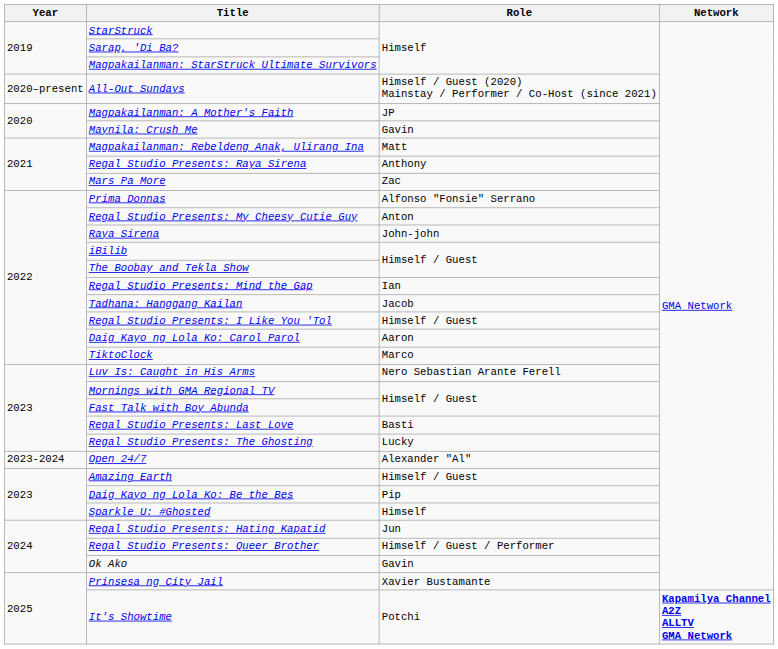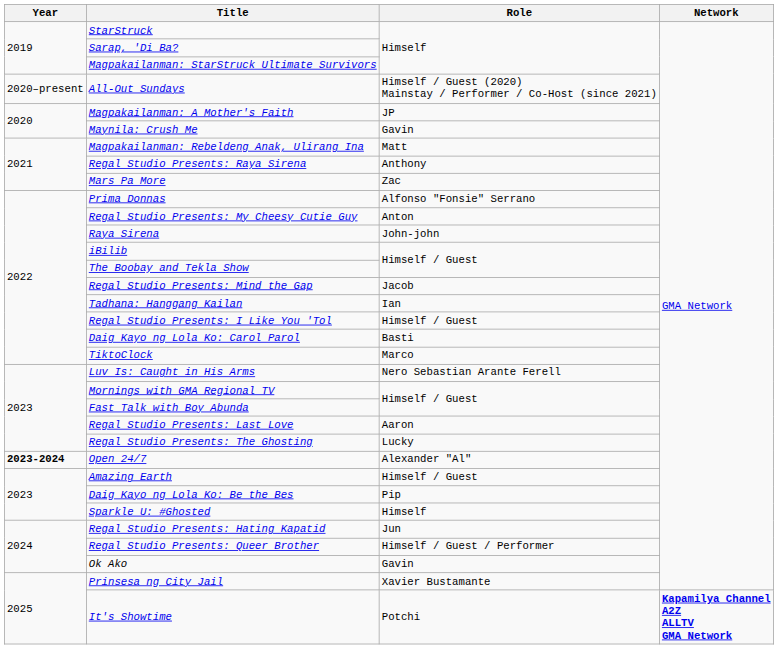(391, 286) Ian -> (398, 286) Jacob
(398, 303) Jacob -> (391, 303) Ian
(398, 338) Aaron -> (398, 338) Basti
(398, 425) Basti -> (398, 425) Aaron
(36, 460) normal -> (36, 460) bold
